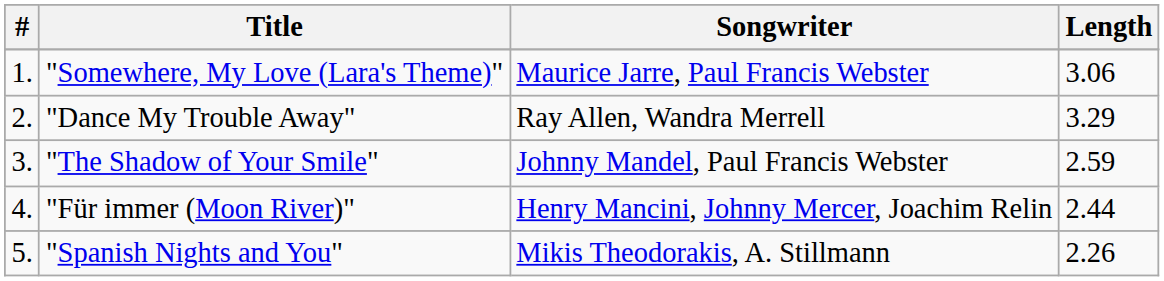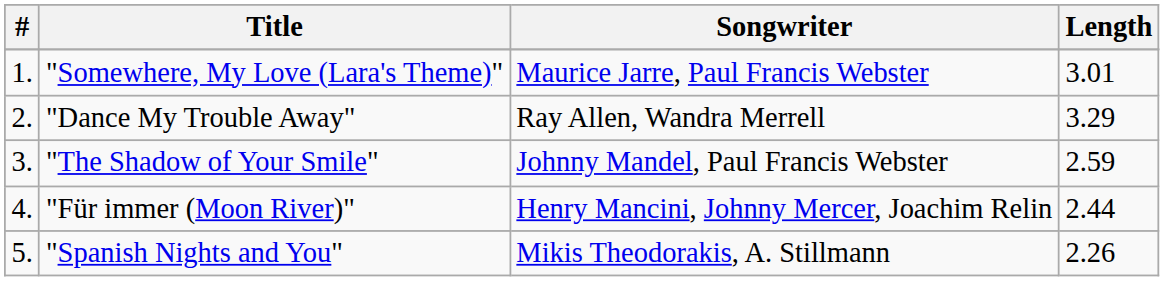(1090, 72) 3.06 -> (1090, 72) 3.01
